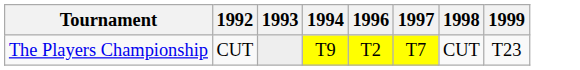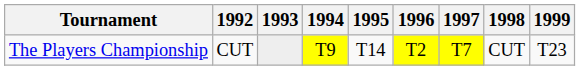+ column: (371, 19)
